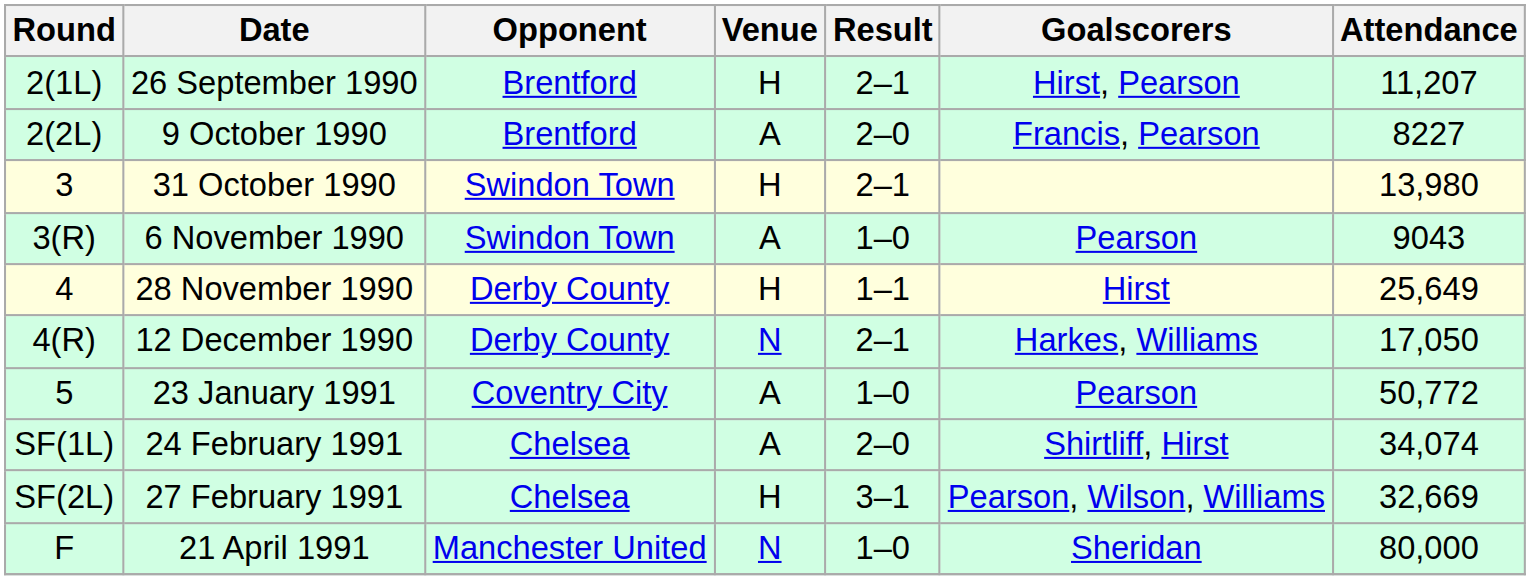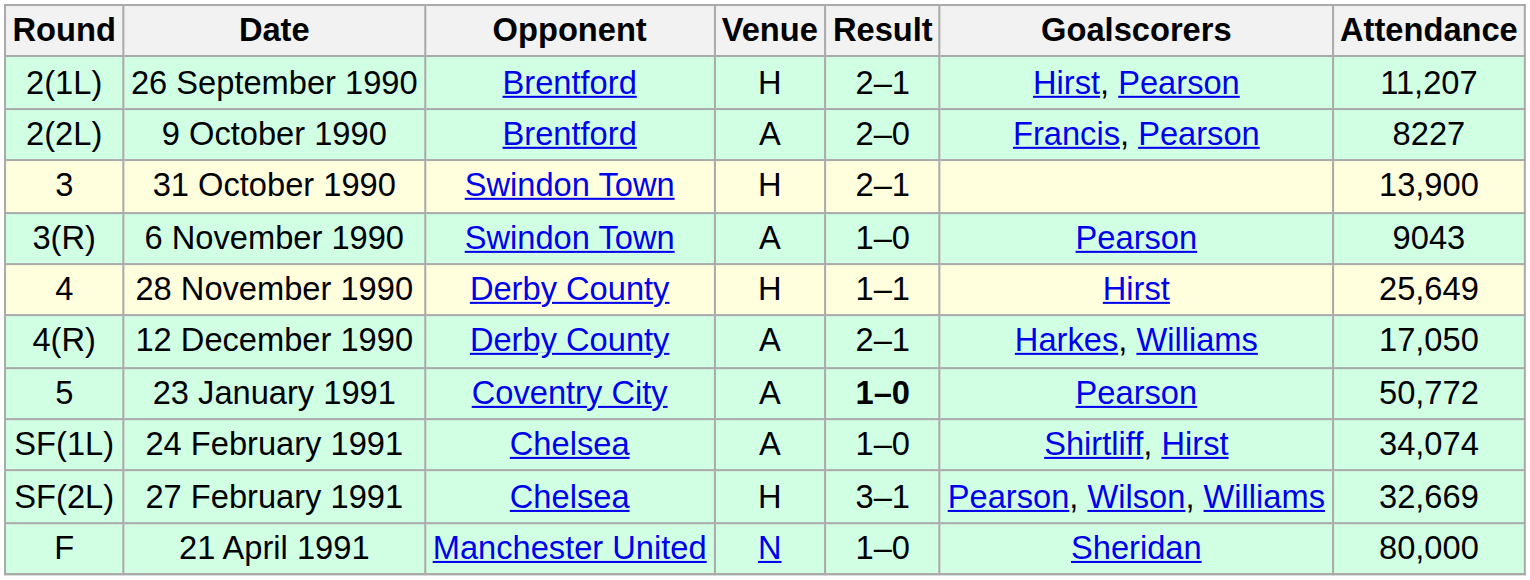(1429, 185) 13,980 -> (1429, 185) 13,900
(770, 340) N -> (770, 340) A
(883, 392) normal -> (883, 392) bold
(883, 444) 2–0 -> (883, 444) 1–0
